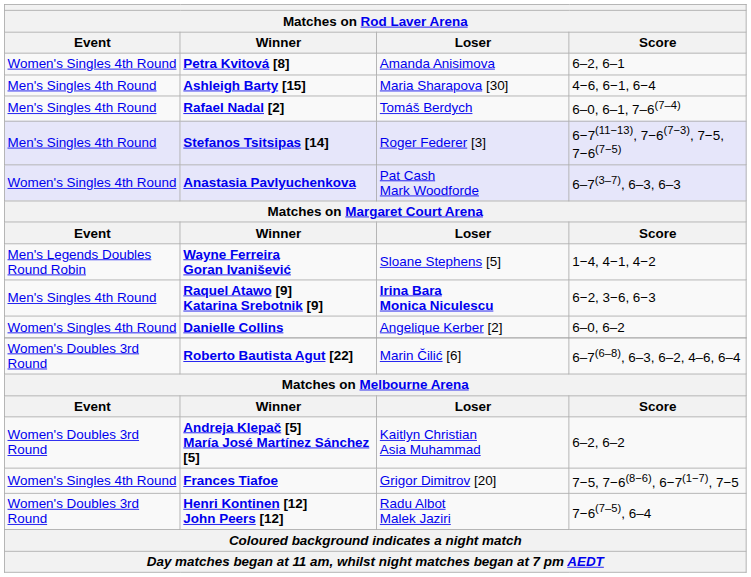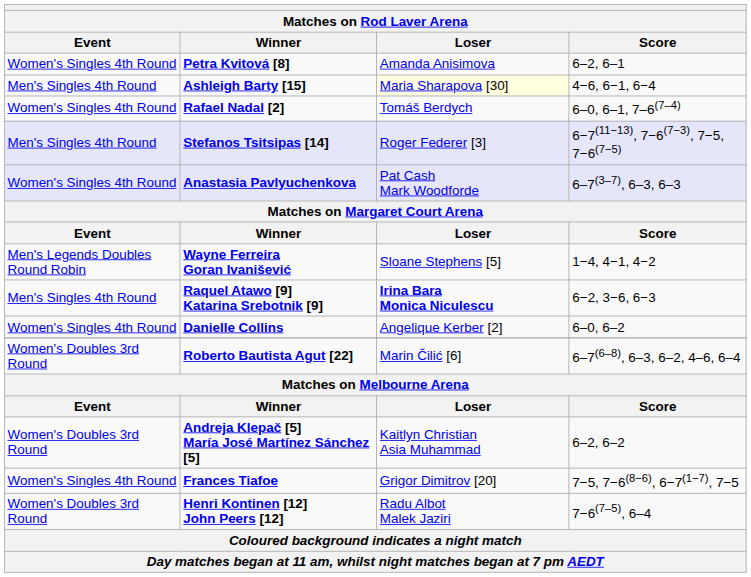(444, 85) no background -> (444, 85) lightyellow background
(82, 108) Men's Singles 4th Round -> (92, 108) Women's Singles 4th Round
